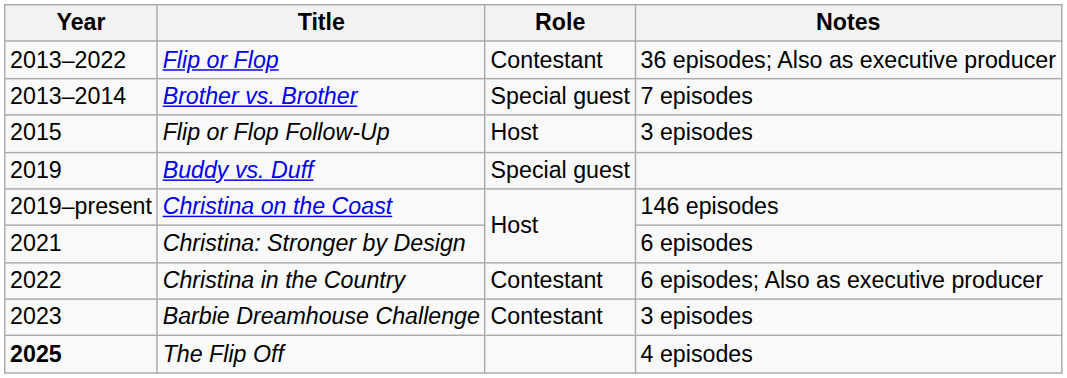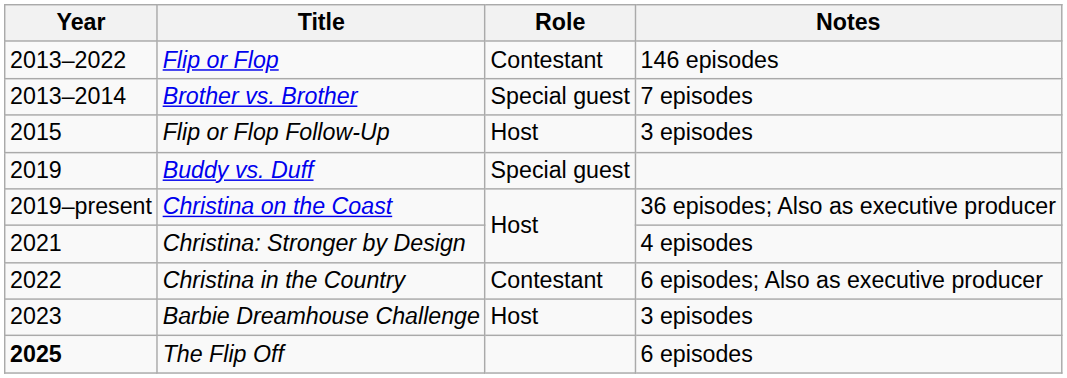(848, 59) 36 episodes; Also as executive producer -> (710, 59) 146 episodes
(710, 206) 146 episodes -> (848, 206) 36 episodes; Also as executive producer
(697, 243) 6 episodes -> (697, 243) 4 episodes
(547, 317) Contestant -> (514, 317) Host
(697, 354) 4 episodes -> (697, 354) 6 episodes
